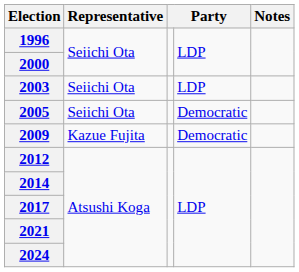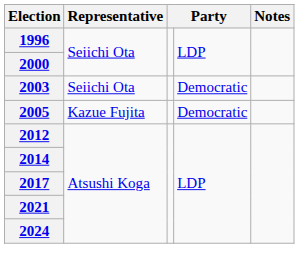(191, 87) LDP -> (212, 87) Democratic
(101, 111) Seiichi Ota -> (106, 111) Kazue Fujita
- row: (34, 135)
